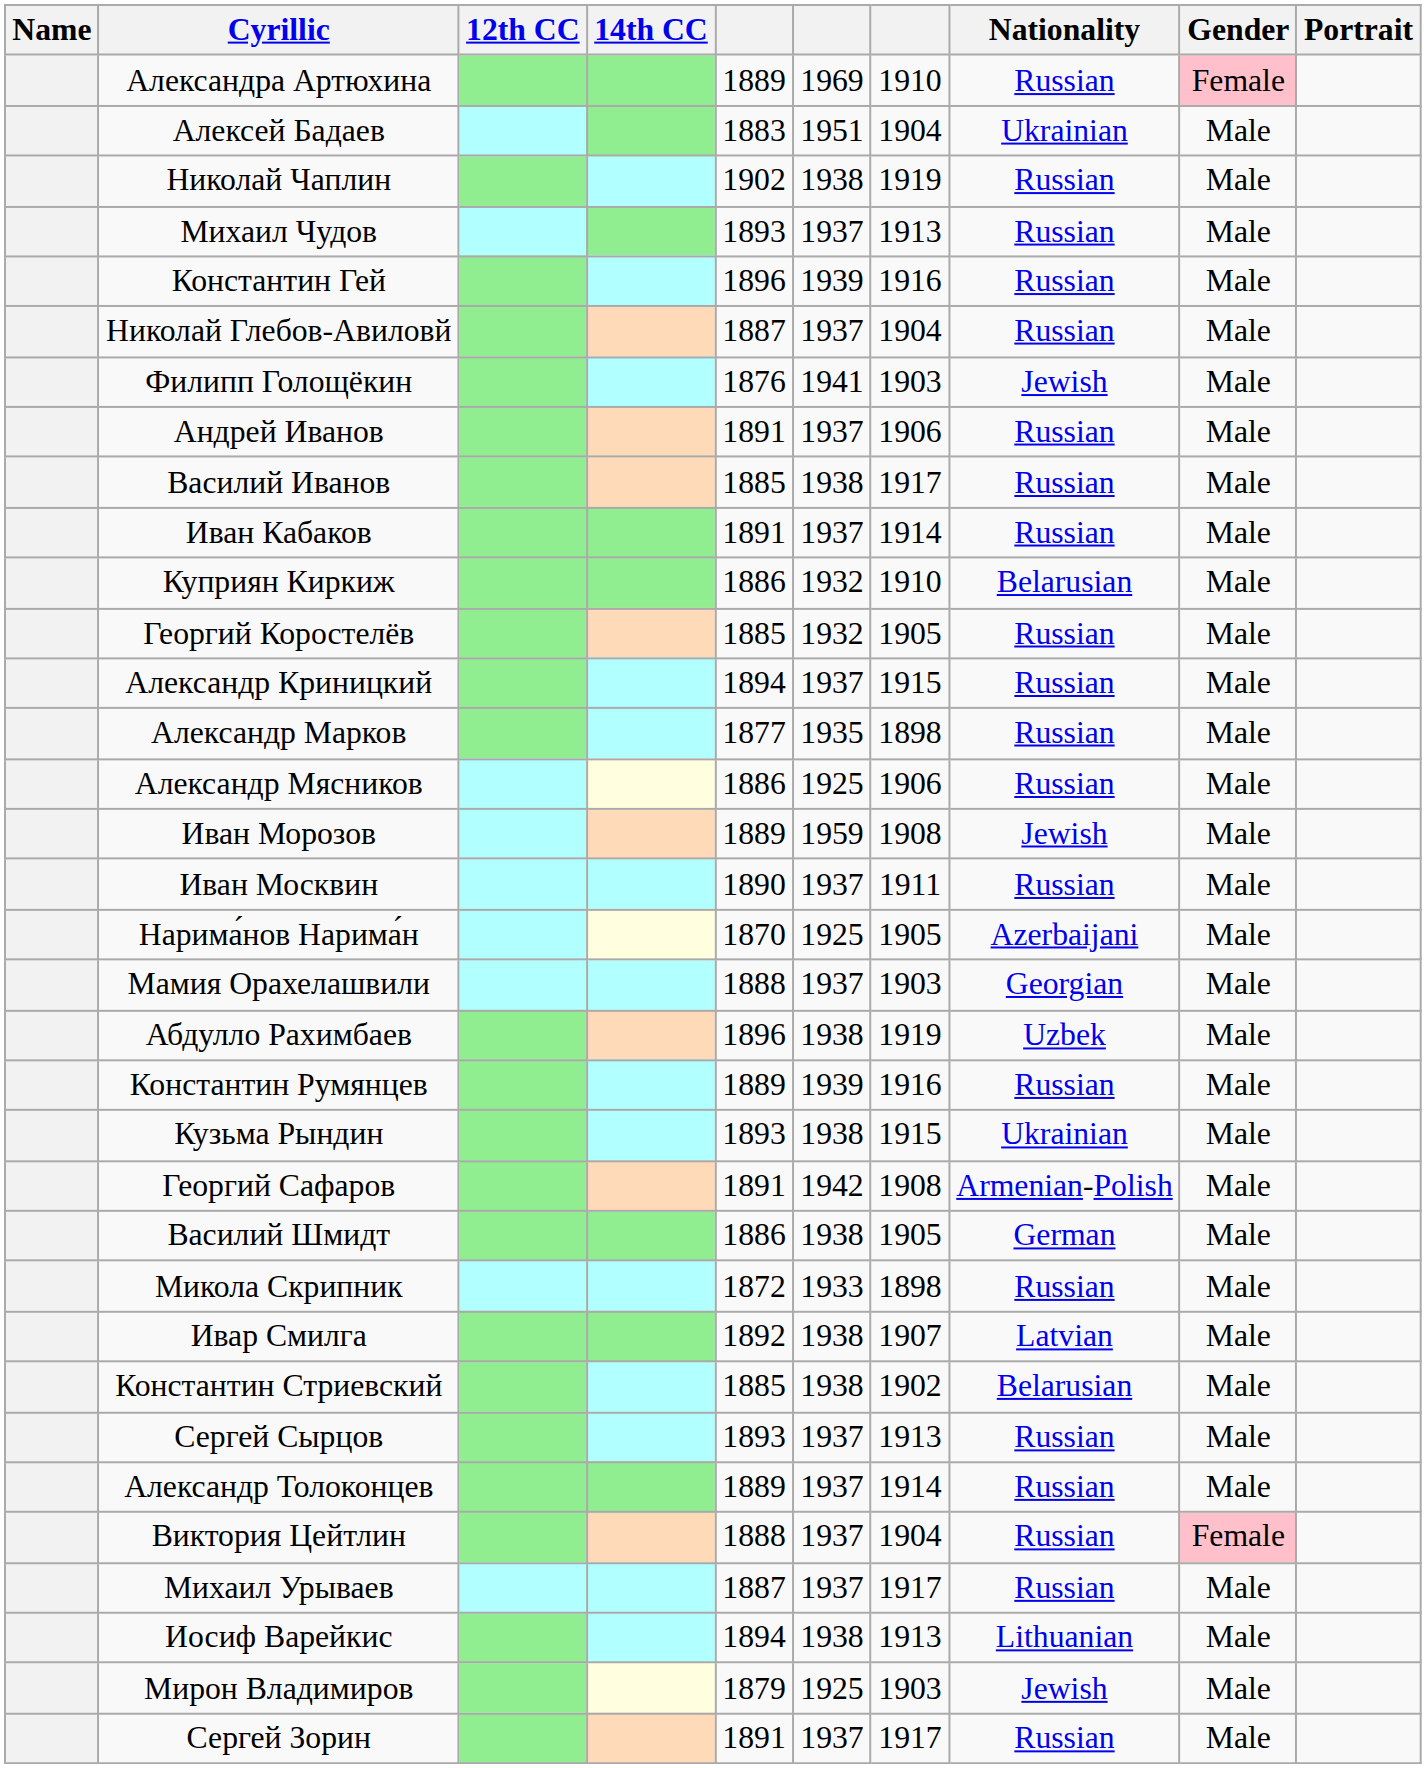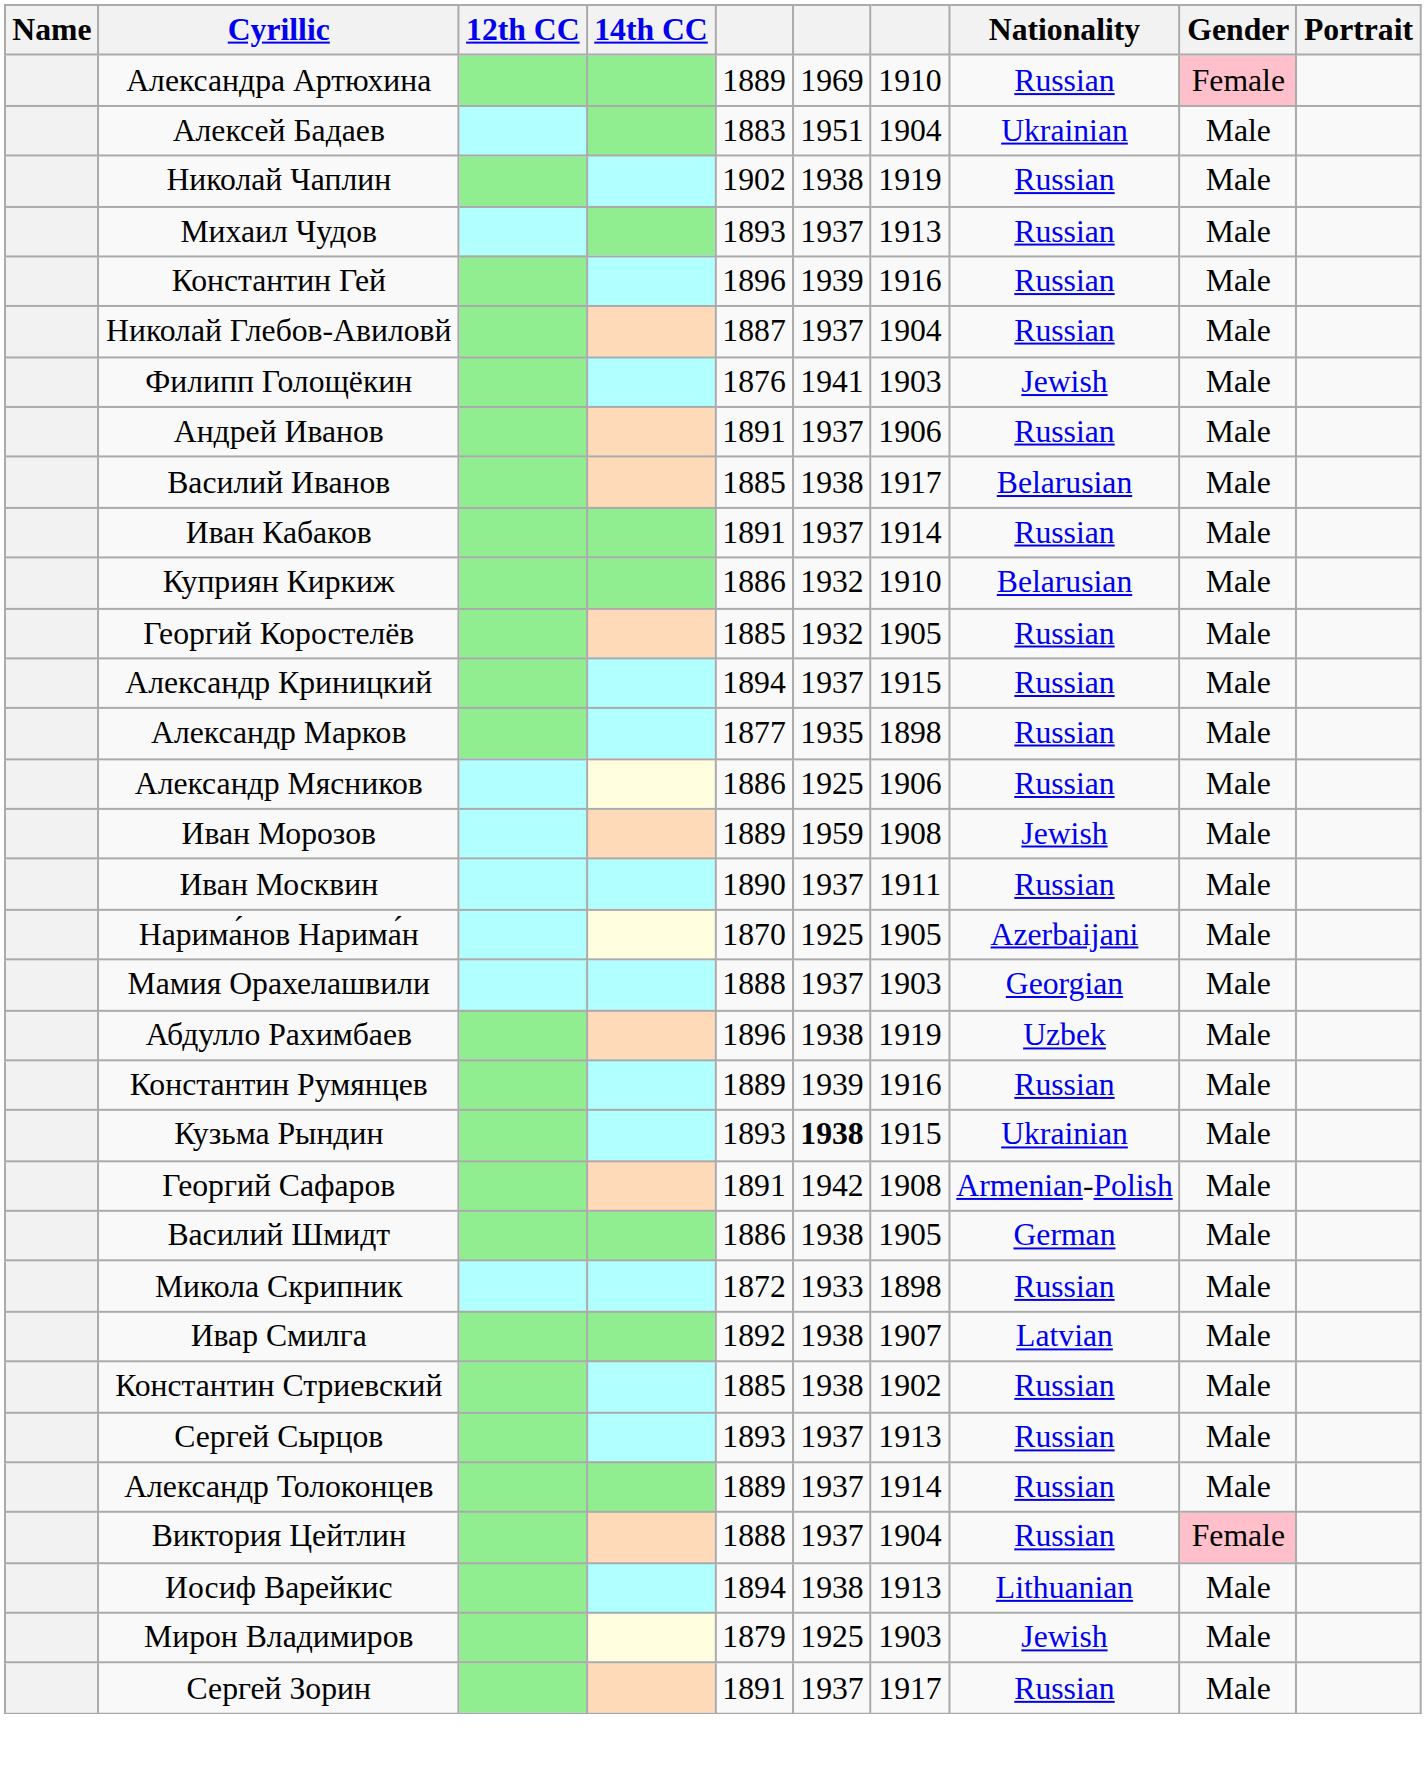(1064, 481) Russian -> (1064, 481) Belarusian
(832, 1134) normal -> (832, 1134) bold
(1064, 1386) Belarusian -> (1064, 1386) Russian
- row: (279, 1587)
